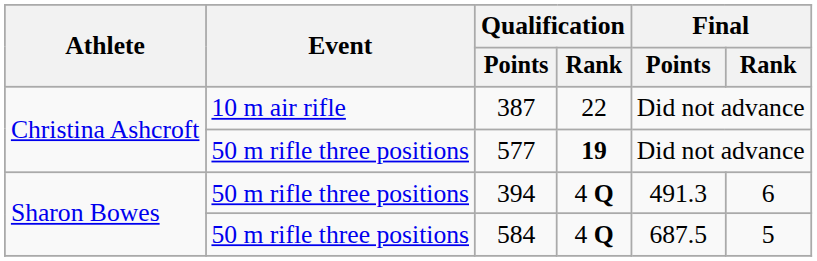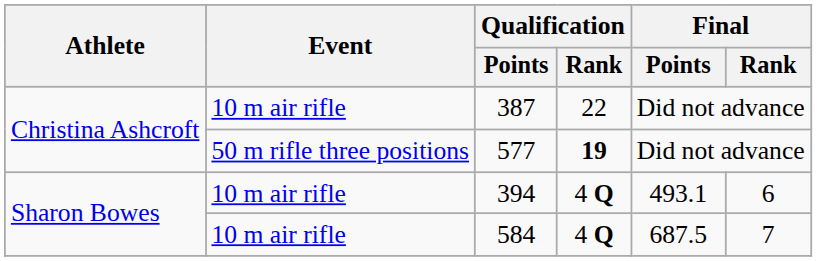(340, 192) 50 m rifle three positions -> (279, 192) 10 m air rifle
(678, 192) 491.3 -> (678, 192) 493.1
(340, 235) 50 m rifle three positions -> (279, 235) 10 m air rifle
(768, 235) 5 -> (768, 235) 7
